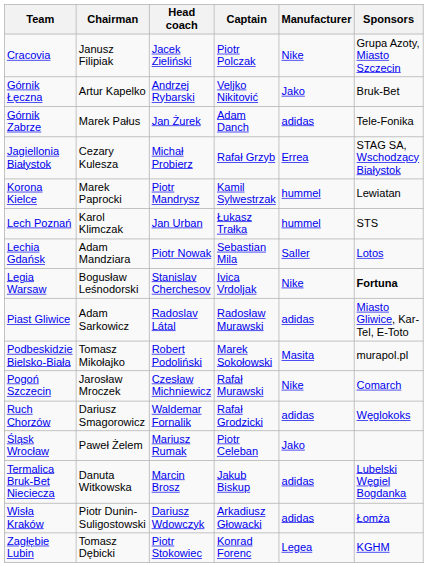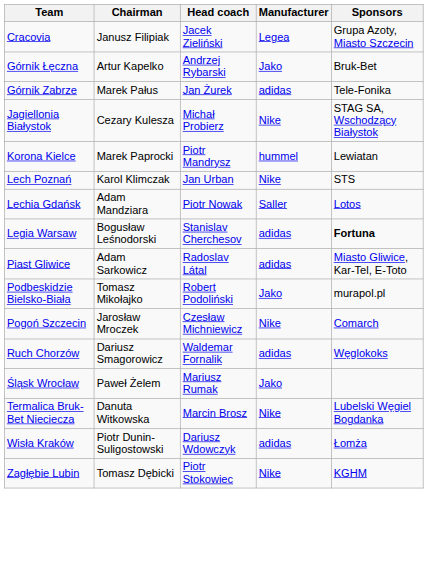- column: (247, 19)
(293, 55) Nike -> (274, 36) Legea
(295, 157) Errea -> (270, 120) Nike
(301, 223) hummel -> (270, 180) Nike
(293, 283) Nike -> (275, 234) adidas
(298, 356) Masita -> (270, 293) Jako
(298, 481) adidas -> (270, 413) Nike
(297, 548) Legea -> (270, 473) Nike
